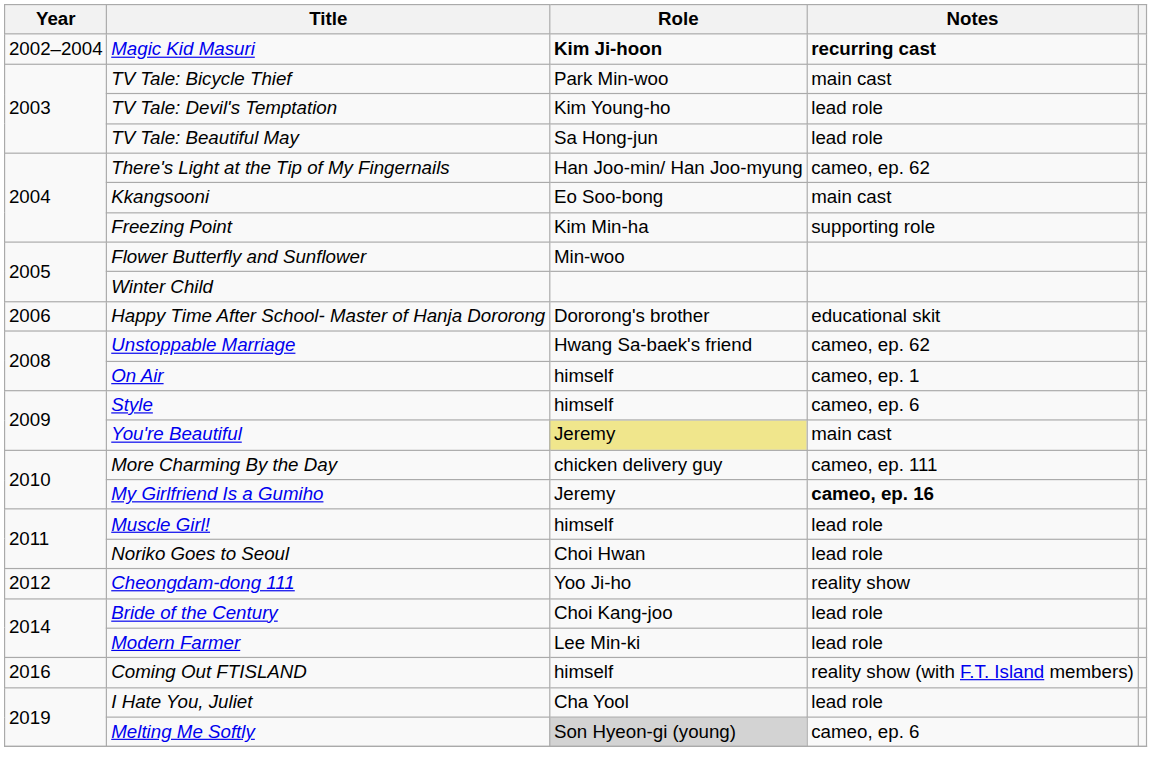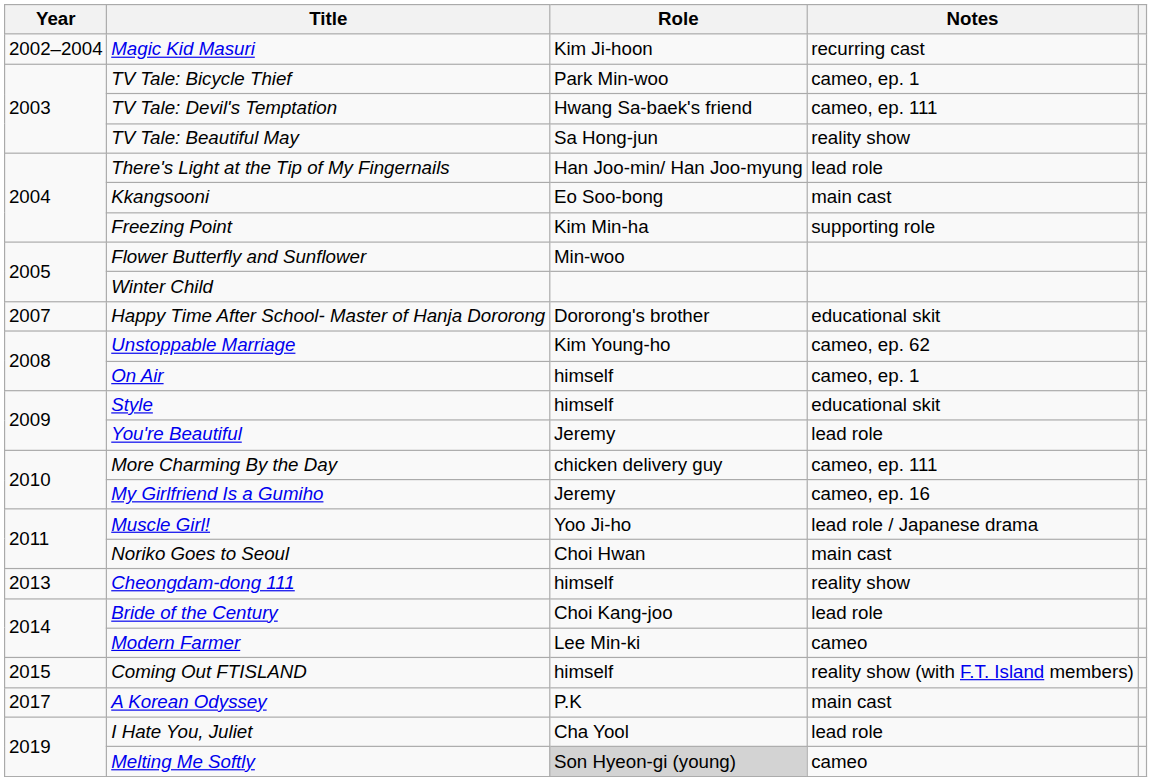(608, 49) bold -> (603, 49) normal
(874, 49) bold -> (868, 49) normal
(851, 78) main cast -> (865, 78) cameo, ep. 1
(612, 108) Kim Young-ho -> (653, 108) Hwang Sa-baek's friend
(847, 108) lead role -> (874, 108) cameo, ep. 111
(847, 138) lead role -> (861, 138) reality show
(871, 167) cameo, ep. 62 -> (847, 167) lead role
(30, 316) 2006 -> (30, 316) 2007
(653, 345) Hwang Sa-baek's friend -> (612, 345) Kim Young-ho
(865, 405) cameo, ep. 6 -> (876, 405) educational skit
(585, 434) khaki background -> (585, 434) no background
(851, 434) main cast -> (847, 434) lead role
(873, 494) bold -> (871, 494) normal
(584, 524) himself -> (593, 524) Yoo Ji-ho
(847, 524) lead role -> (925, 524) lead role / Japanese drama
(847, 553) lead role -> (851, 553) main cast
(30, 583) 2012 -> (30, 583) 2013
(593, 583) Yoo Ji-ho -> (584, 583) himself
(847, 642) lead role -> (839, 642) cameo
(30, 672) 2016 -> (30, 672) 2015
+ row: (189, 702)
(865, 731) cameo, ep. 6 -> (839, 761) cameo
